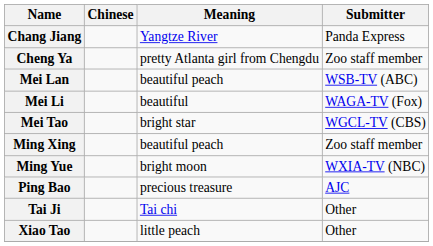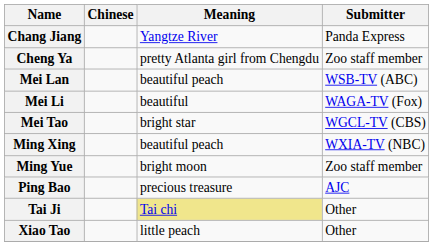(374, 144) Zoo staff member -> (375, 144) WXIA-TV (NBC)
(375, 166) WXIA-TV (NBC) -> (374, 166) Zoo staff member
(158, 209) no background -> (158, 209) khaki background
